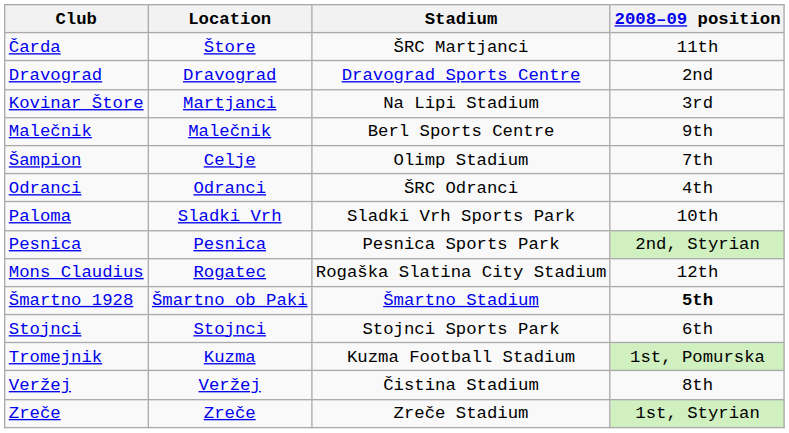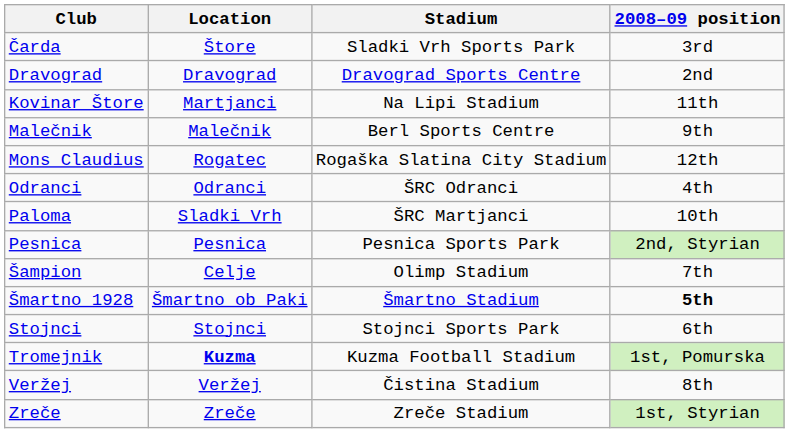(461, 47) ŠRC Martjanci -> (461, 47) Sladki Vrh Sports Park
(698, 47) 11th -> (698, 47) 3rd
(698, 103) 3rd -> (698, 103) 11th
rows swapped: (76, 272) <-> (45, 160)
(461, 216) Sladki Vrh Sports Park -> (461, 216) ŠRC Martjanci
(230, 357) normal -> (230, 357) bold
